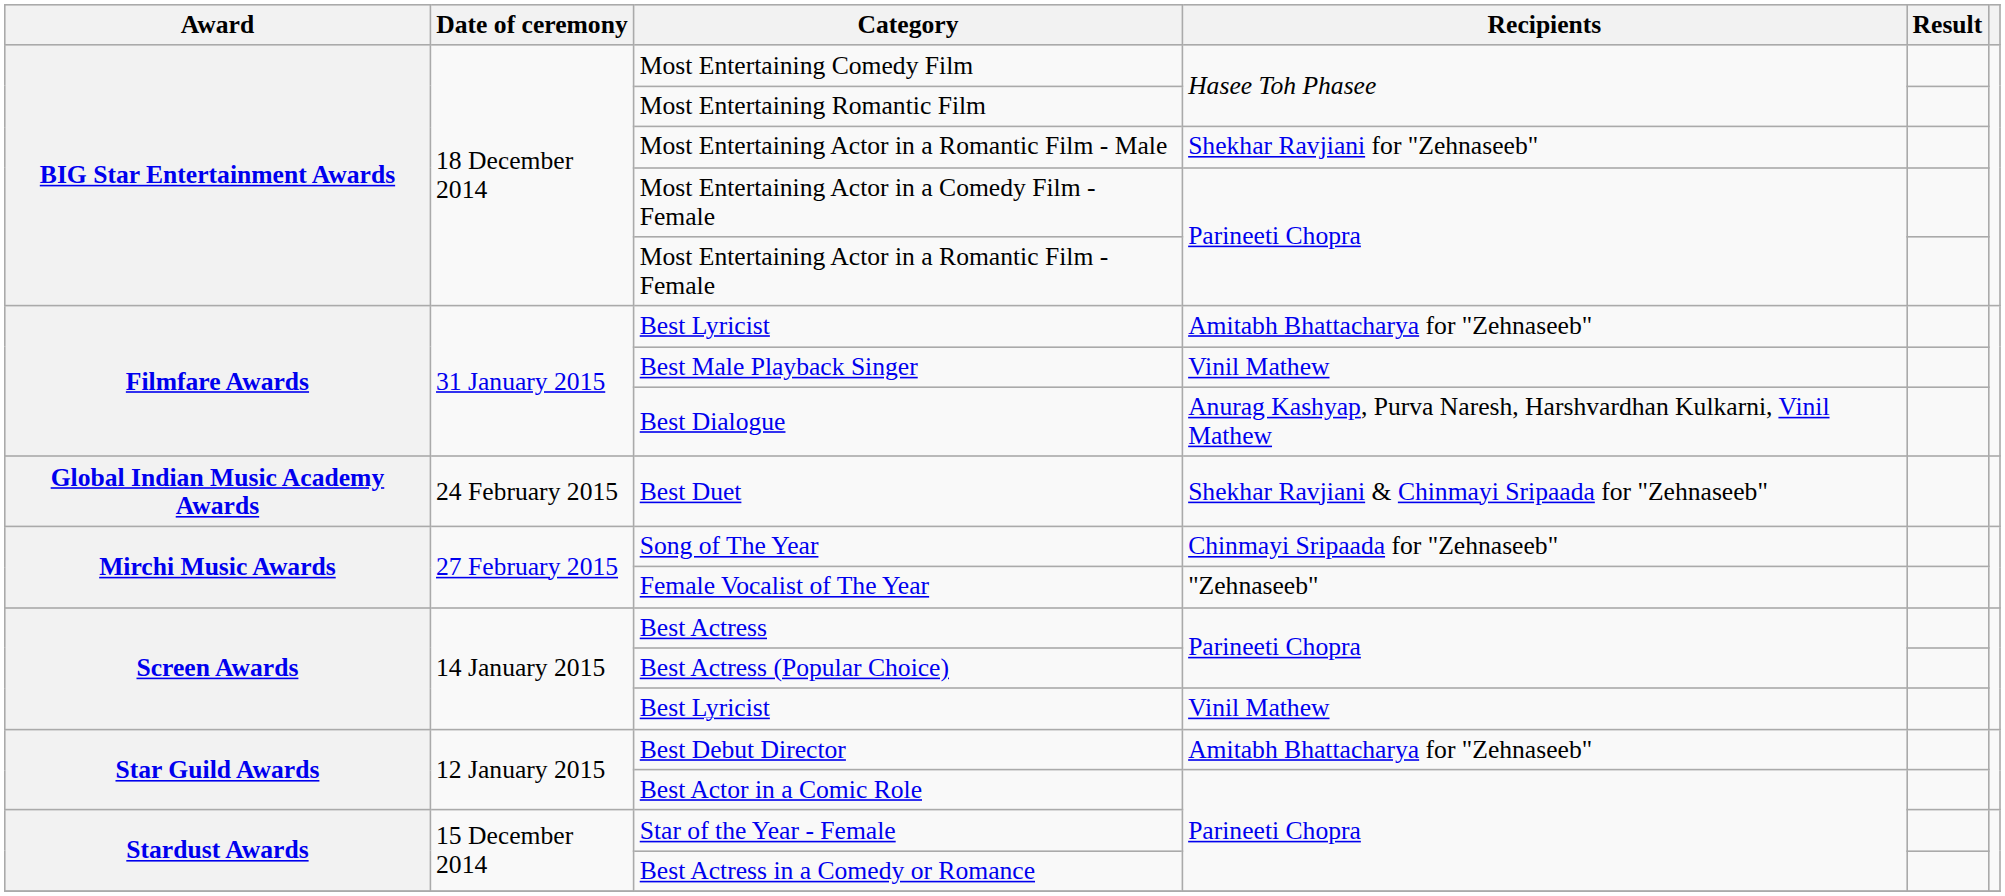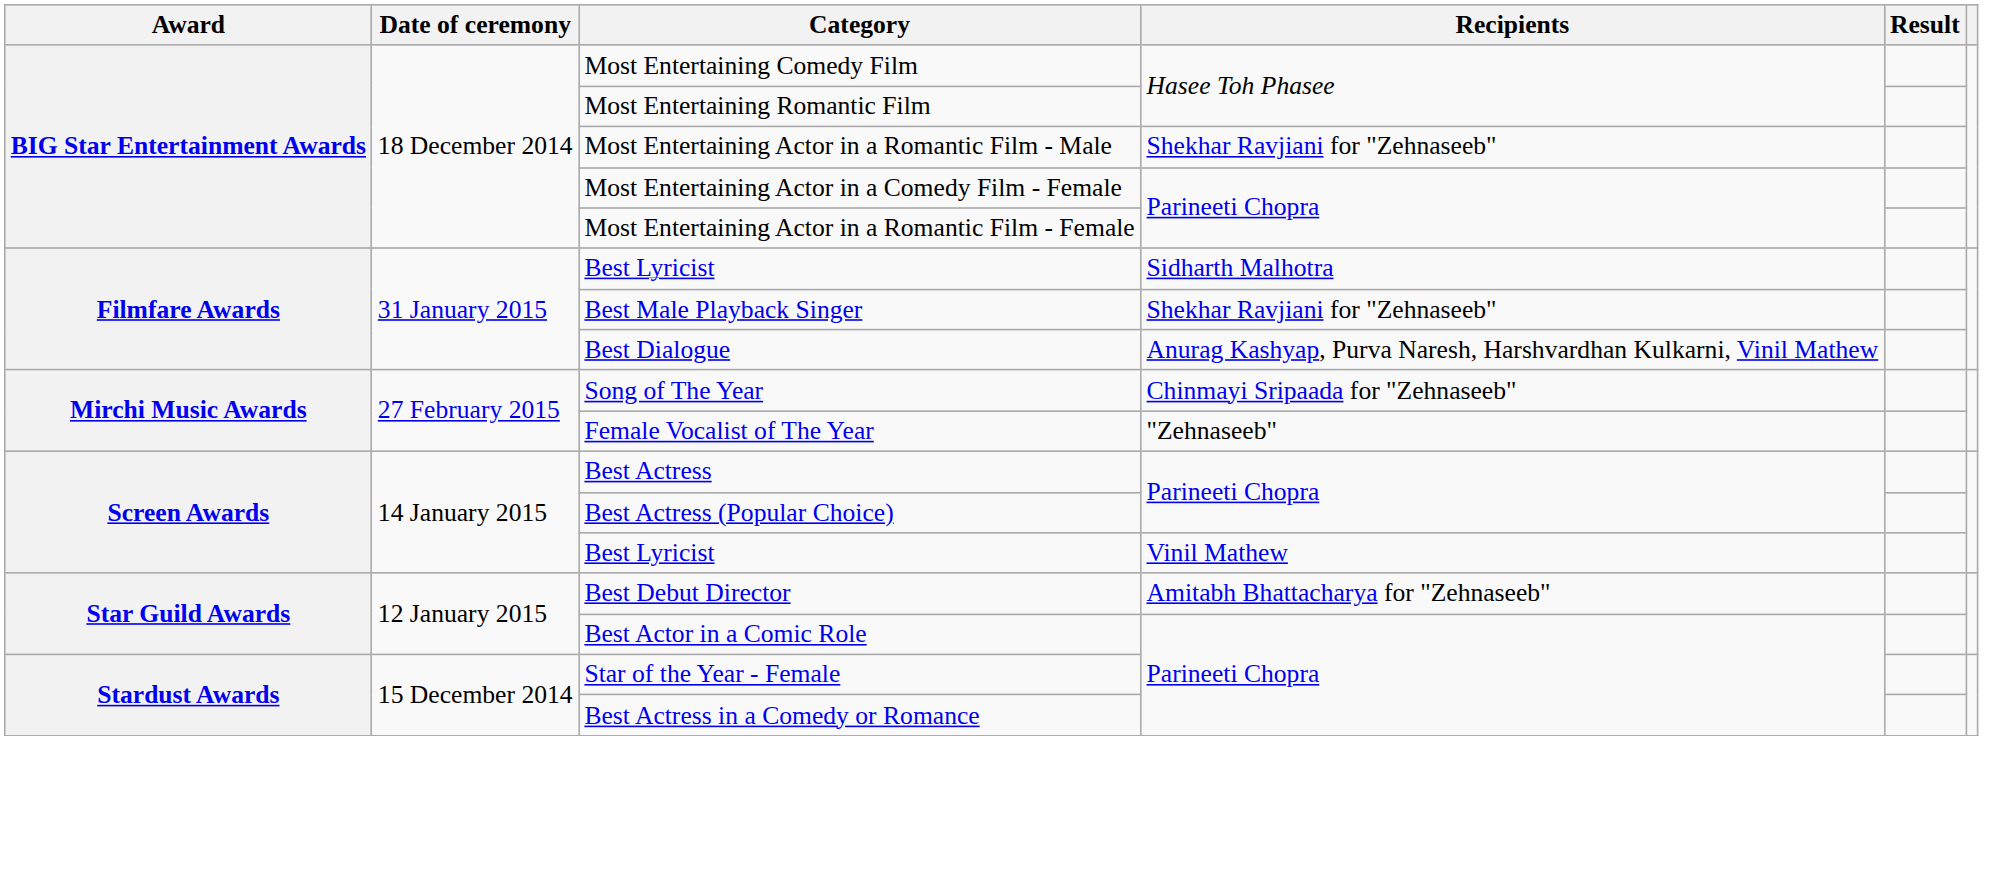(1390, 326) Amitabh Bhattacharya for "Zehnaseeb" -> (1240, 268) Sidharth Malhotra
(1259, 366) Vinil Mathew -> (1322, 308) Shekhar Ravjiani for "Zehnaseeb"
- row: (217, 490)
